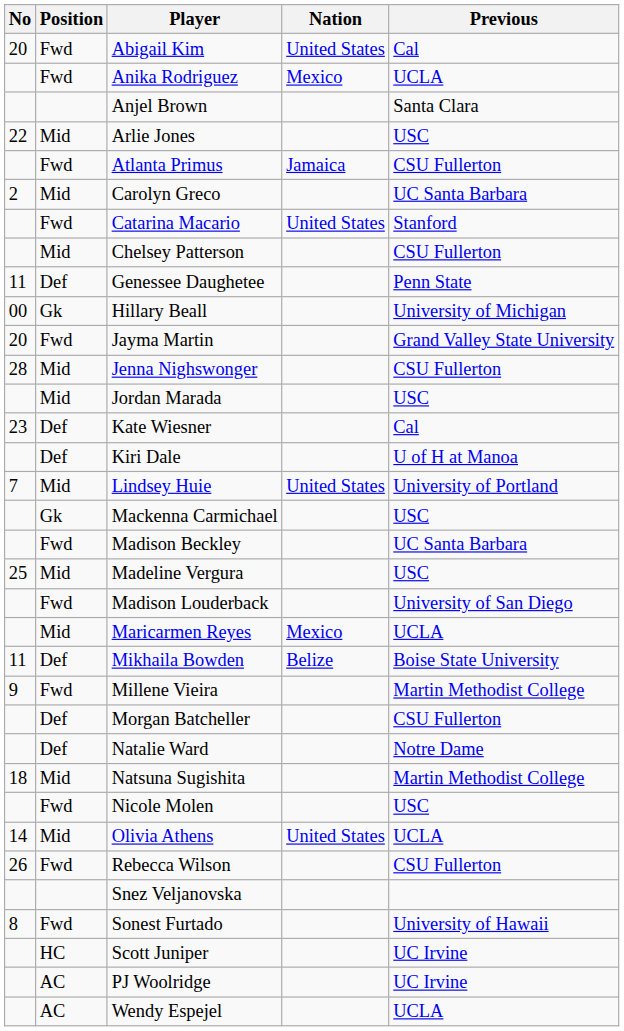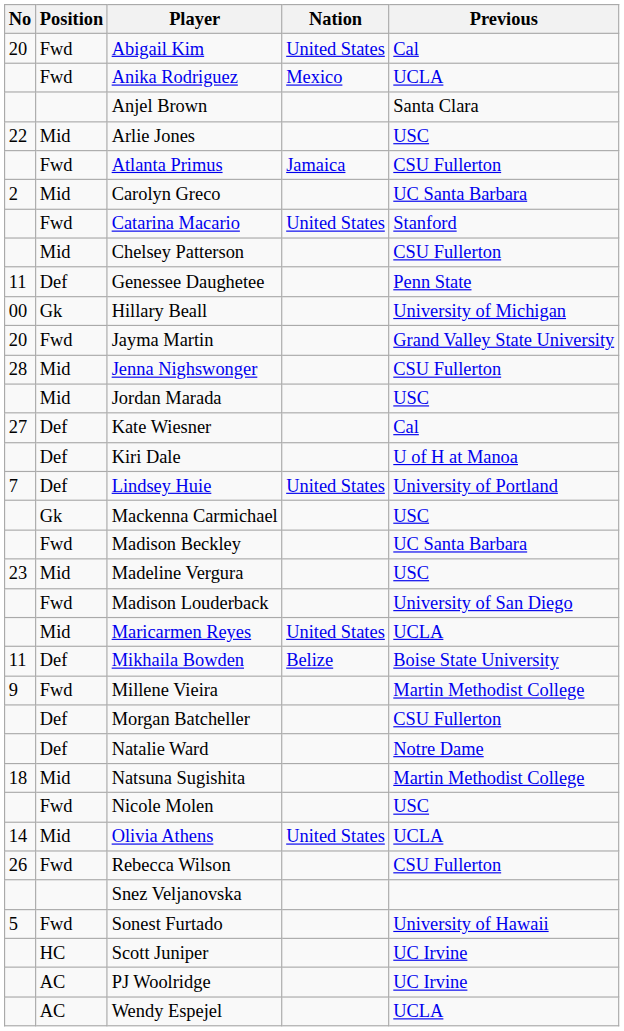(18, 427) 23 -> (18, 427) 27
(55, 485) Mid -> (54, 485) Def
(18, 573) 25 -> (18, 573) 23
(314, 631) Mexico -> (335, 631) United States
(13, 923) 8 -> (13, 923) 5
